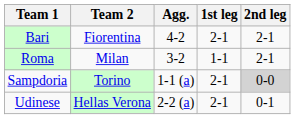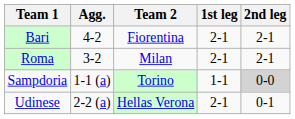columns swapped: (176, 15) <-> (112, 15)
(219, 59) 1-1 -> (219, 59) 2-1
(219, 80) 2-1 -> (219, 80) 1-1
